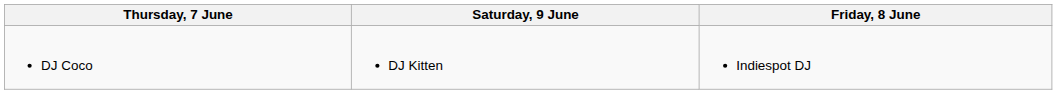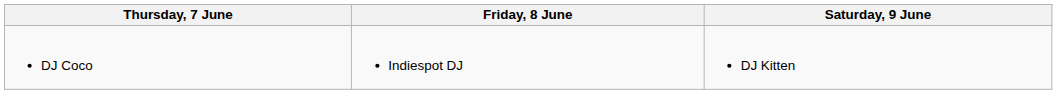columns swapped: (876, 15) <-> (526, 15)
